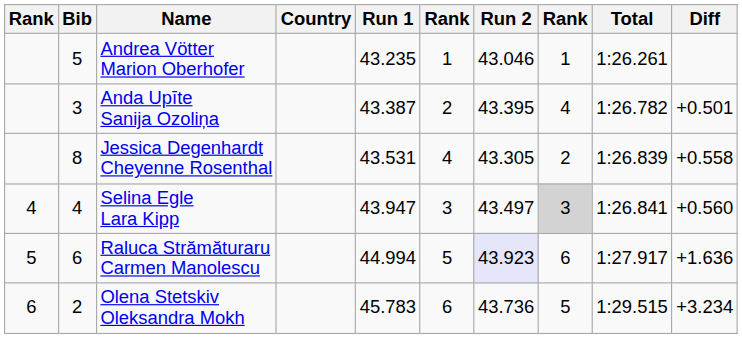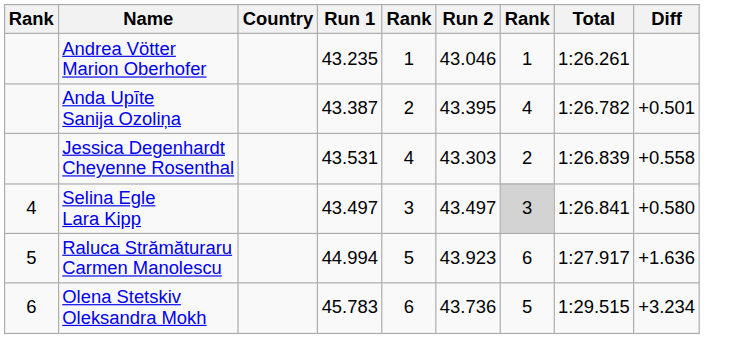- column: (77, 19)
(506, 158) 43.305 -> (468, 158) 43.303
(388, 208) 43.947 -> (350, 208) 43.497
(705, 208) +0.560 -> (667, 208) +0.580
(506, 258) lavender background -> (468, 258) no background
